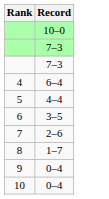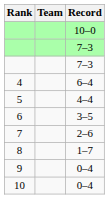+ column: (50, 13)
